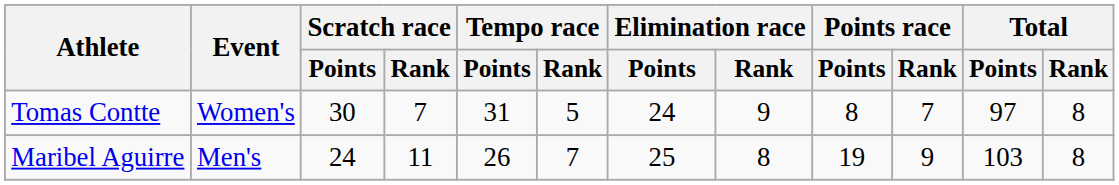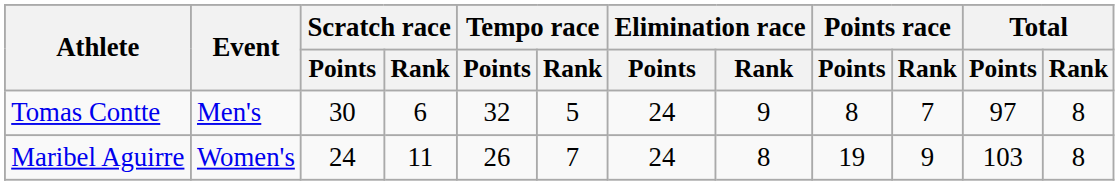(246, 112) Women's -> (229, 112) Men's
(420, 112) 7 -> (420, 112) 6
(497, 112) 31 -> (497, 112) 32
(229, 157) Men's -> (246, 157) Women's
(662, 157) 25 -> (662, 157) 24
